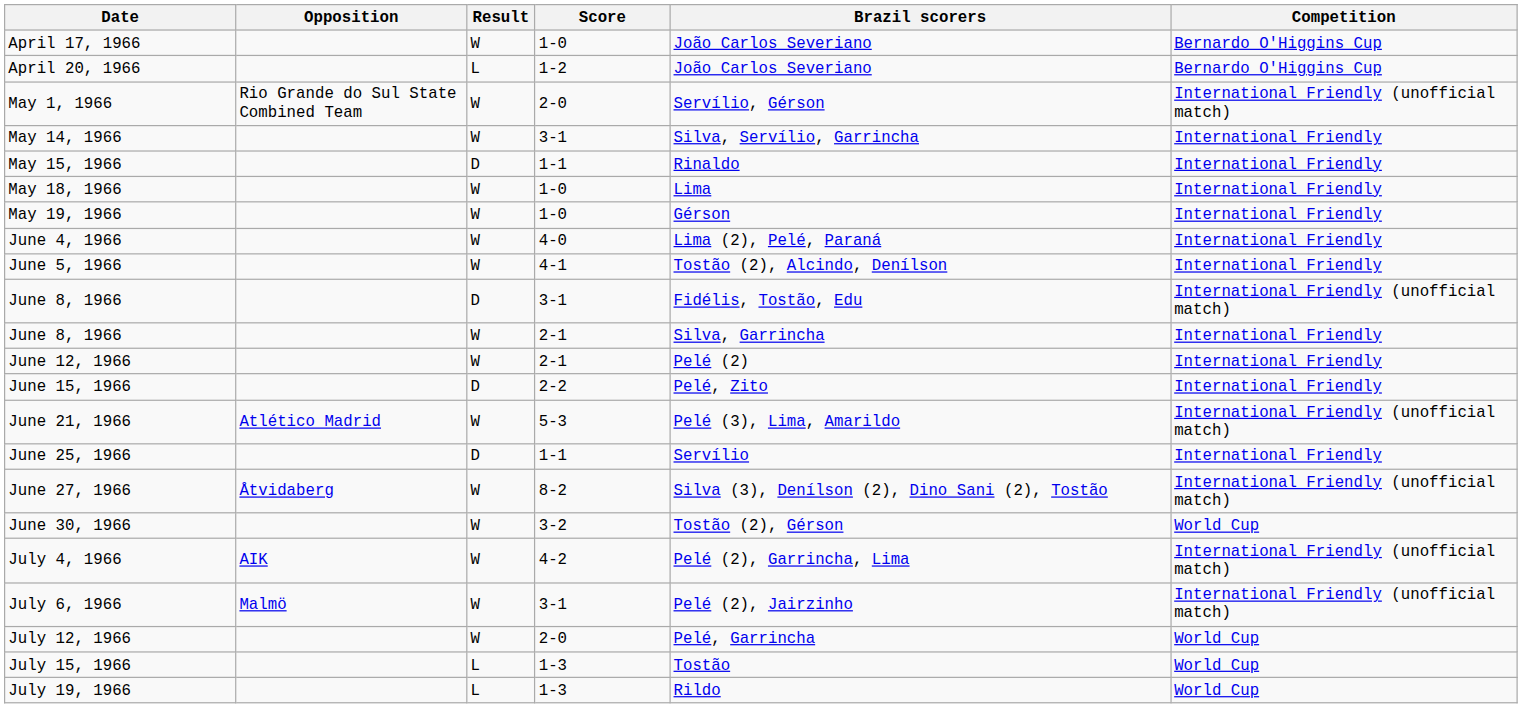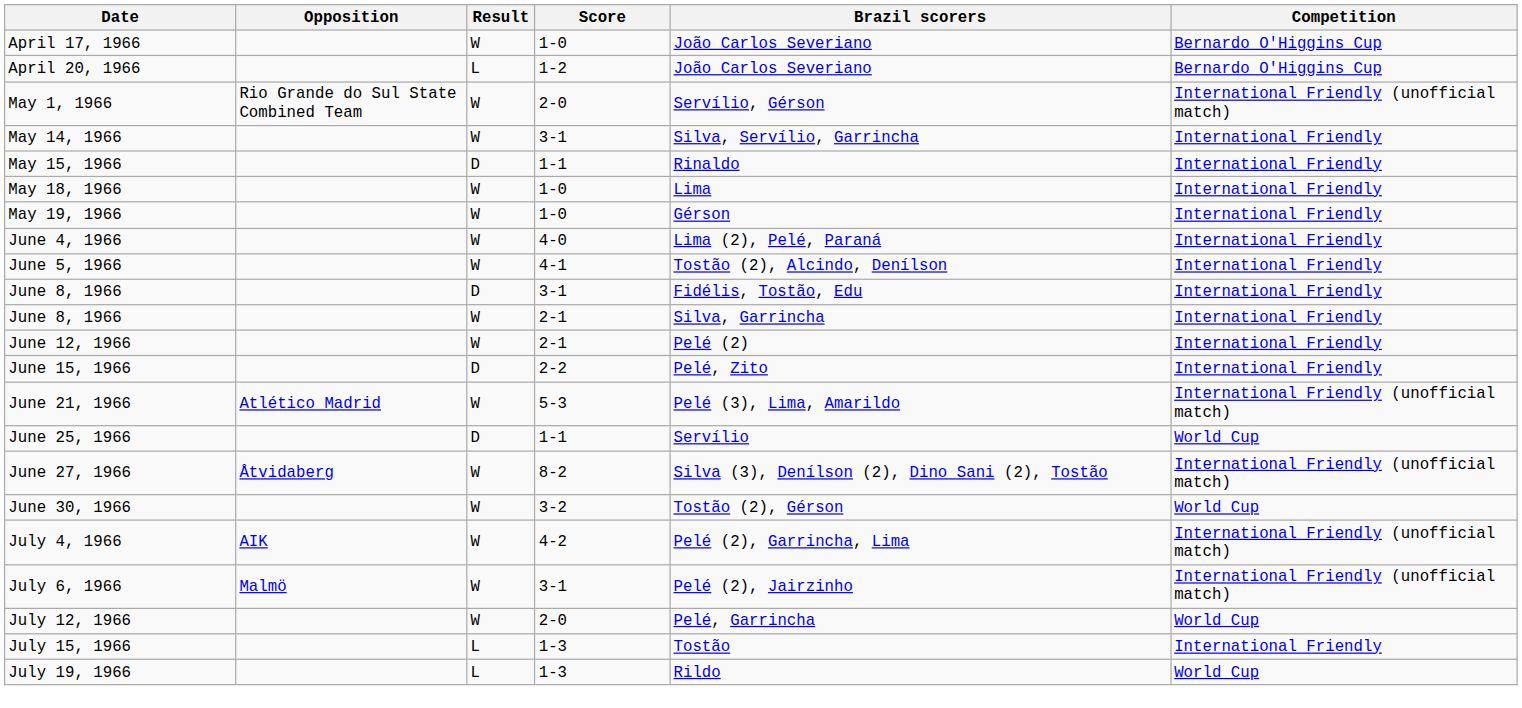(1335, 301) International Friendly (unofficial match) -> (1278, 292) International Friendly
(1278, 456) International Friendly -> (1217, 438) World Cup
(1217, 665) World Cup -> (1278, 647) International Friendly
